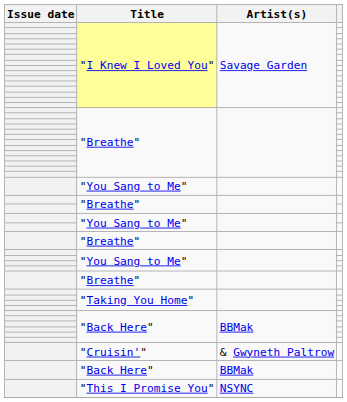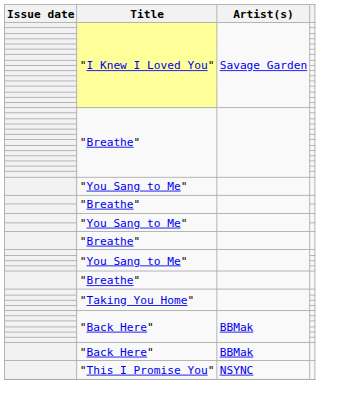- row: (113, 352)
